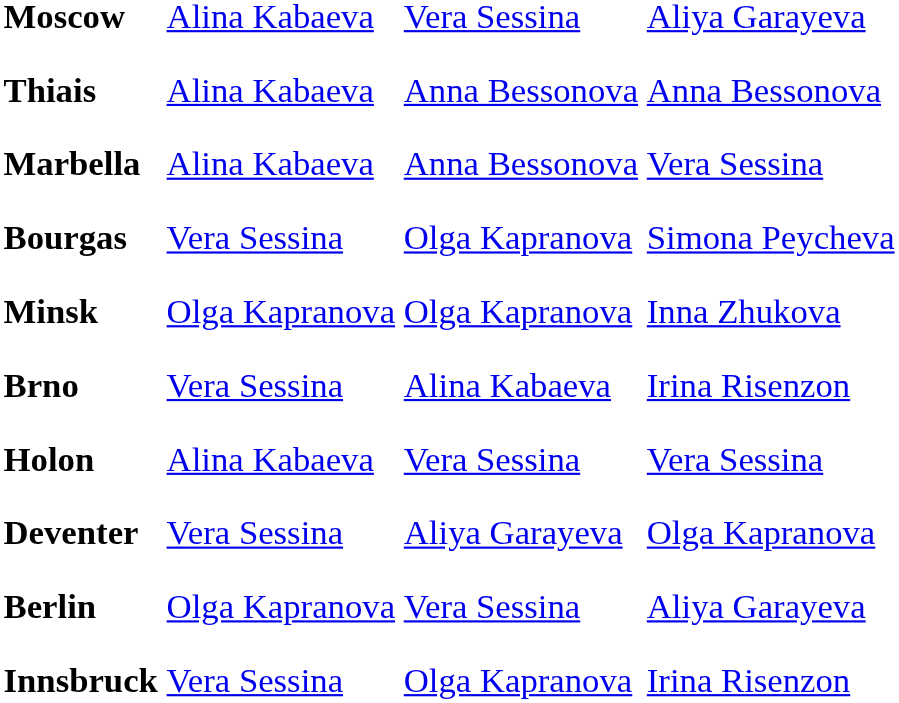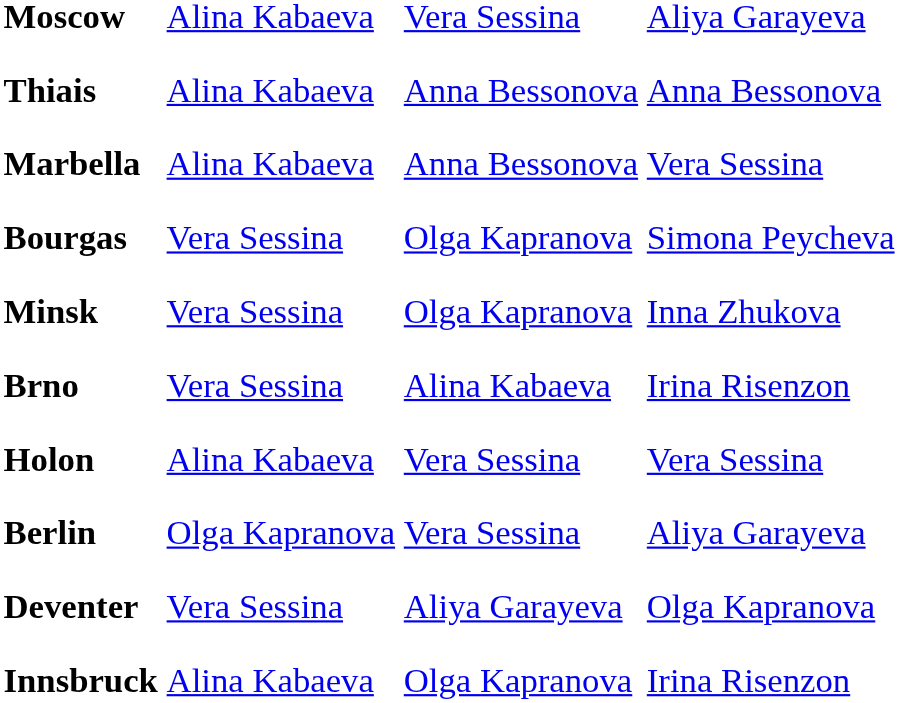(281, 311) Olga Kapranova -> (255, 311) Vera Sessina
rows swapped: (71, 532) <-> (50, 606)
(255, 680) Vera Sessina -> (270, 680) Alina Kabaeva
